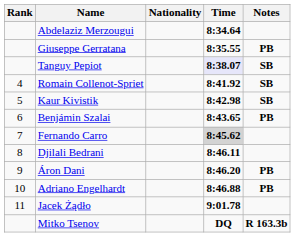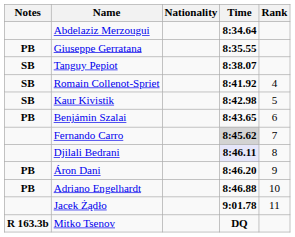columns swapped: (20, 13) <-> (266, 13)
(224, 65) lavender background -> (239, 65) no background
(224, 153) no background -> (239, 153) lavender background
